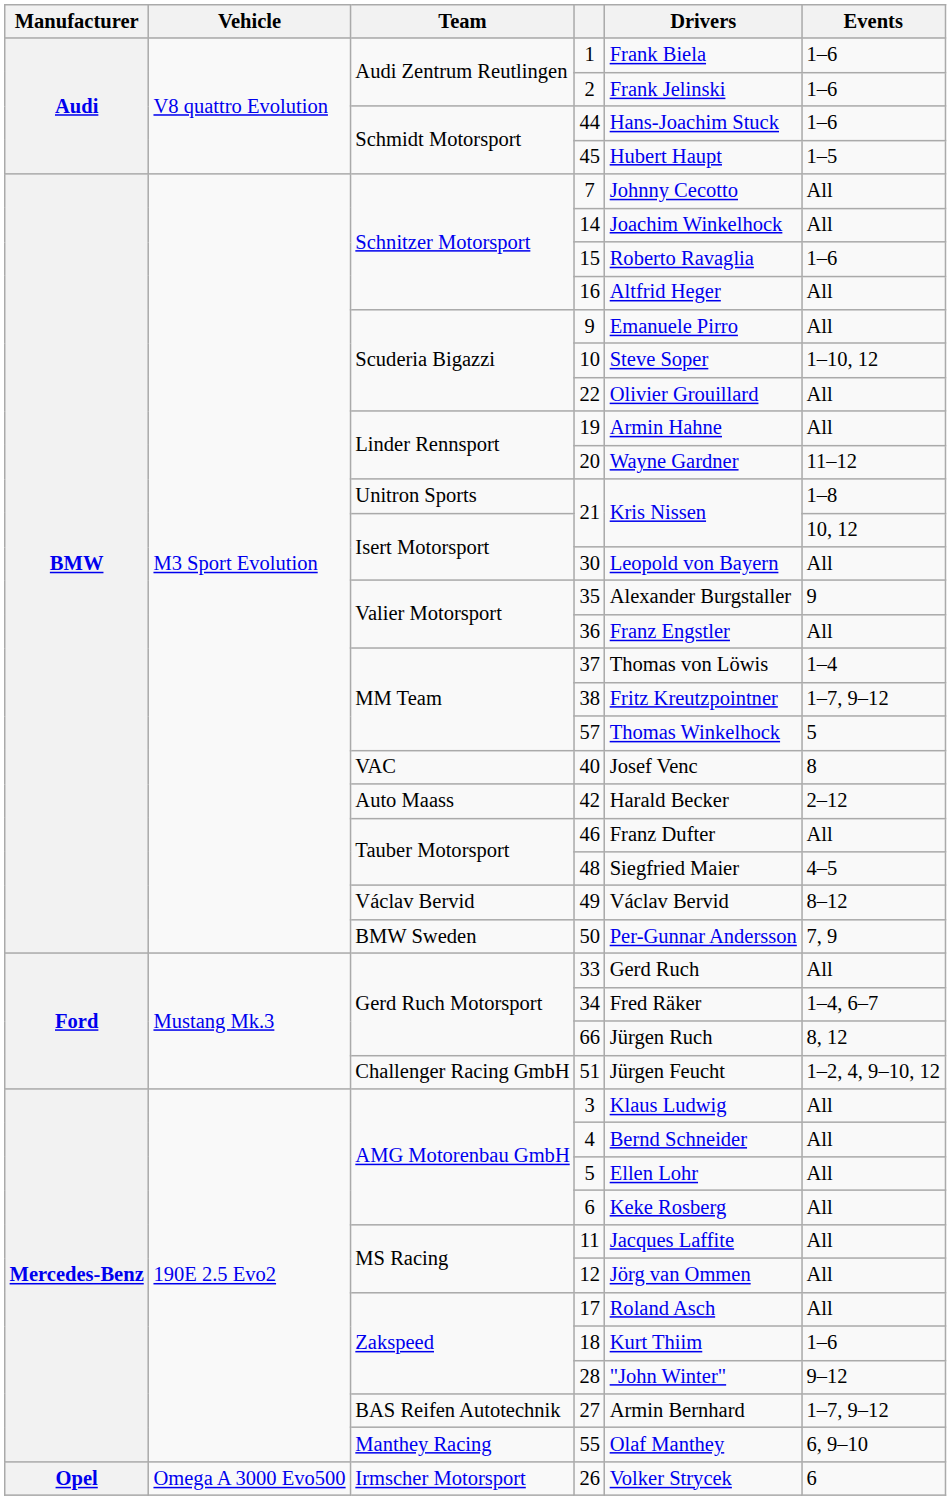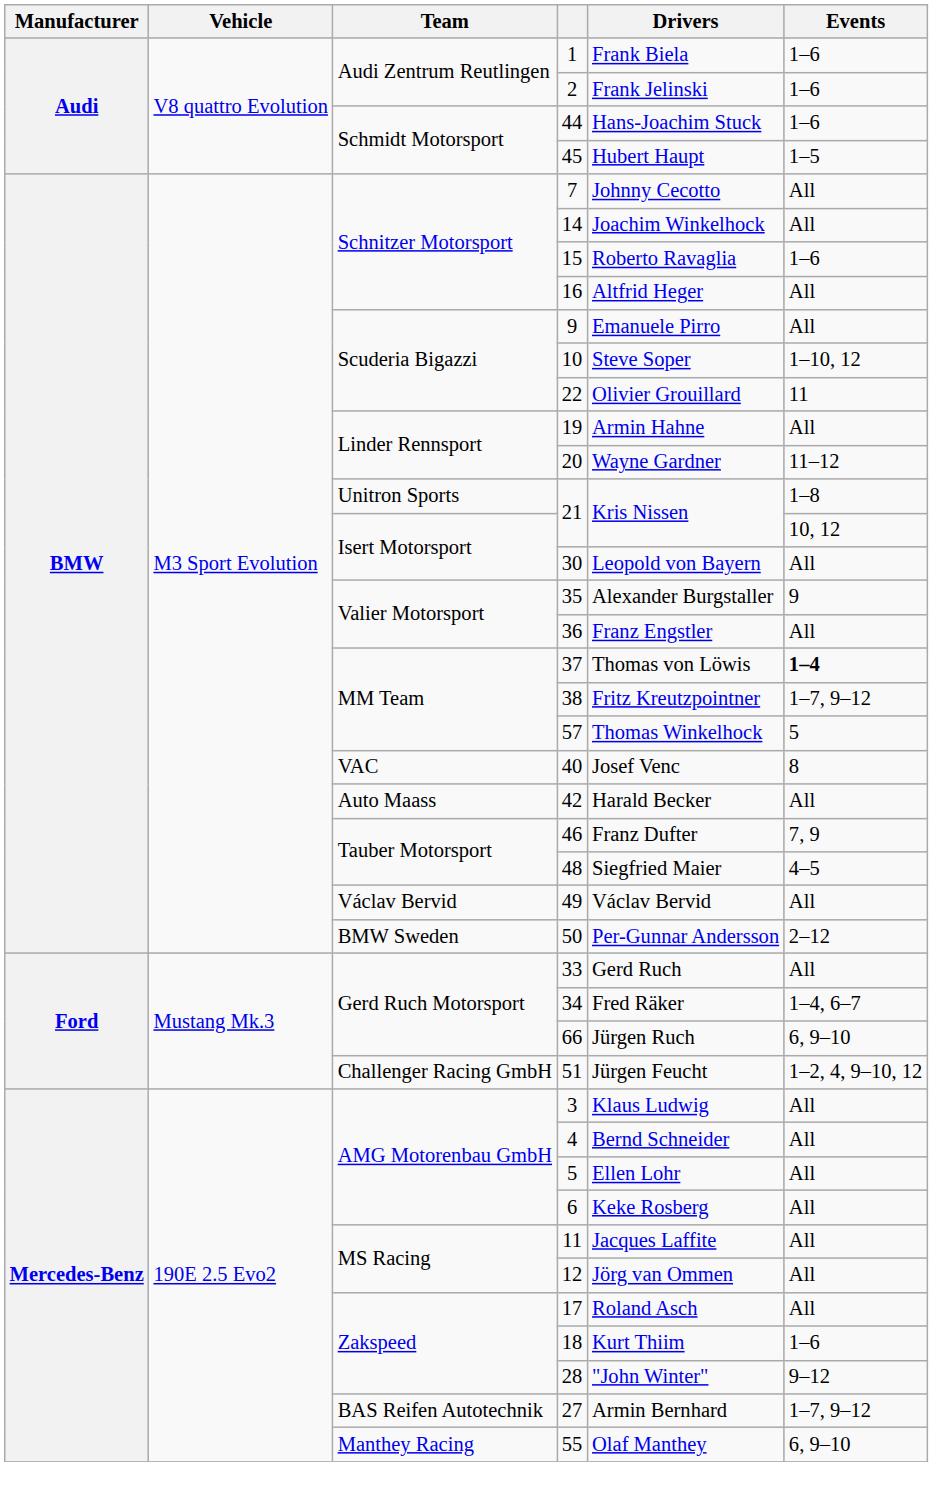(820, 393) All -> (799, 393) 11
(822, 664) normal -> (804, 664) bold
(827, 800) 2–12 -> (802, 800) All
(820, 834) All -> (804, 834) 7, 9
(827, 901) 8–12 -> (802, 901) All
(822, 935) 7, 9 -> (809, 935) 2–12
(827, 1037) 8, 12 -> (820, 1037) 6, 9–10
- row: (441, 1477)
